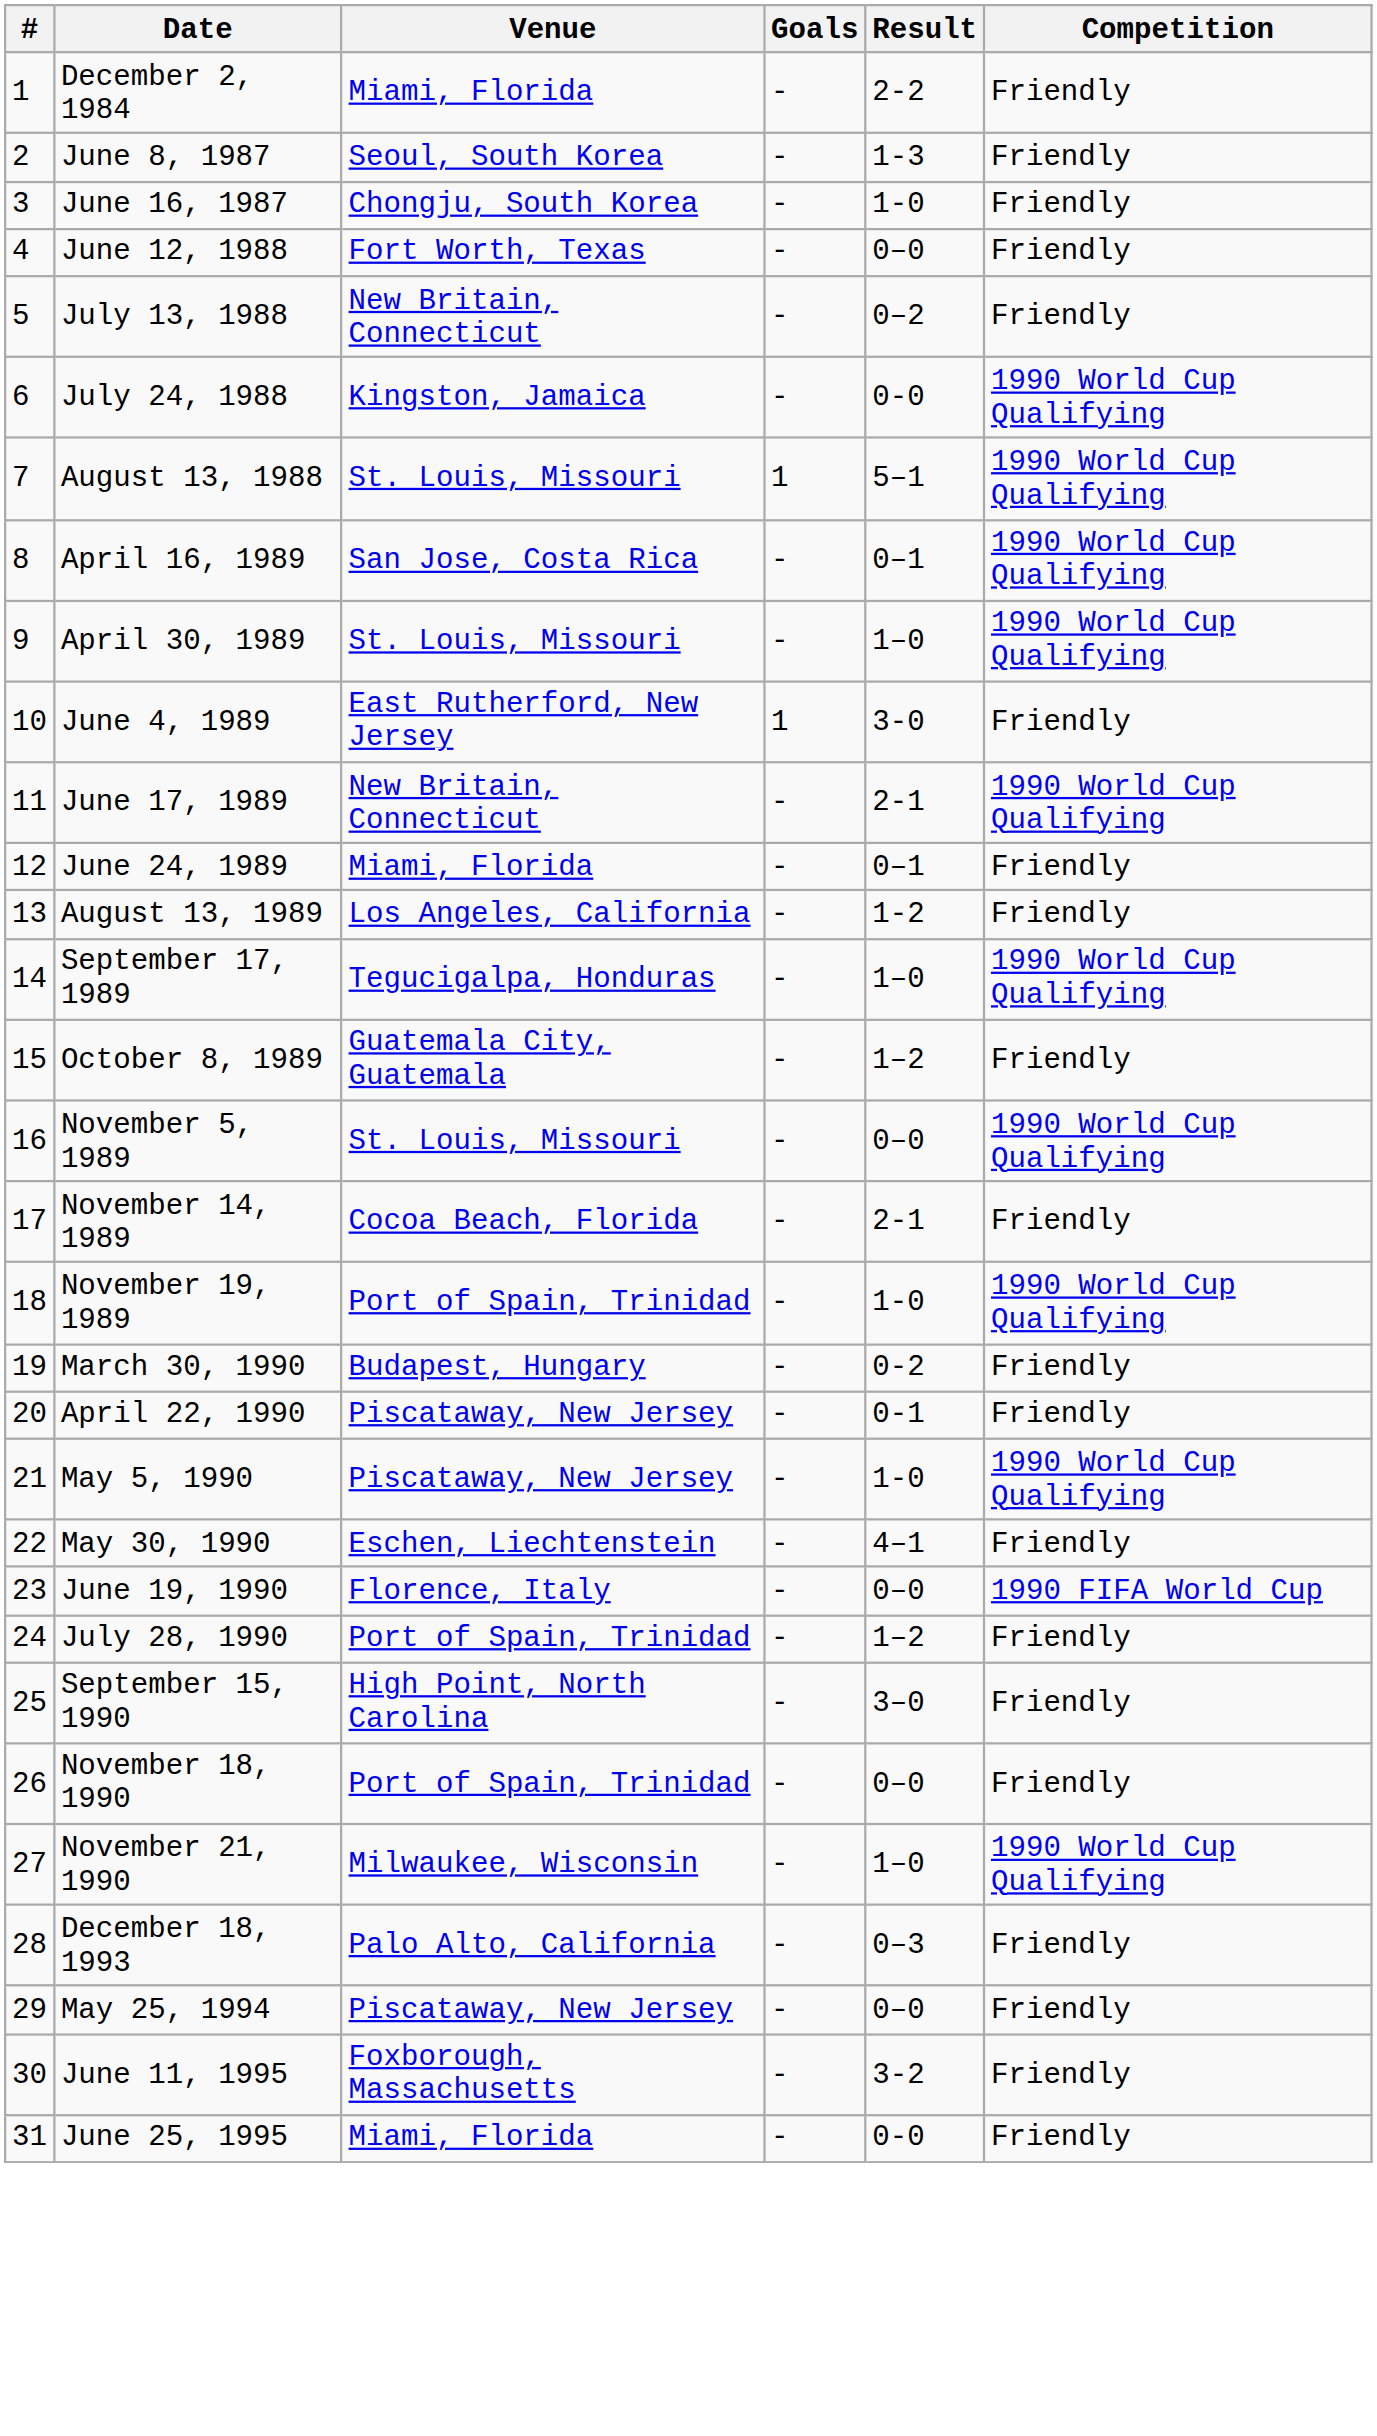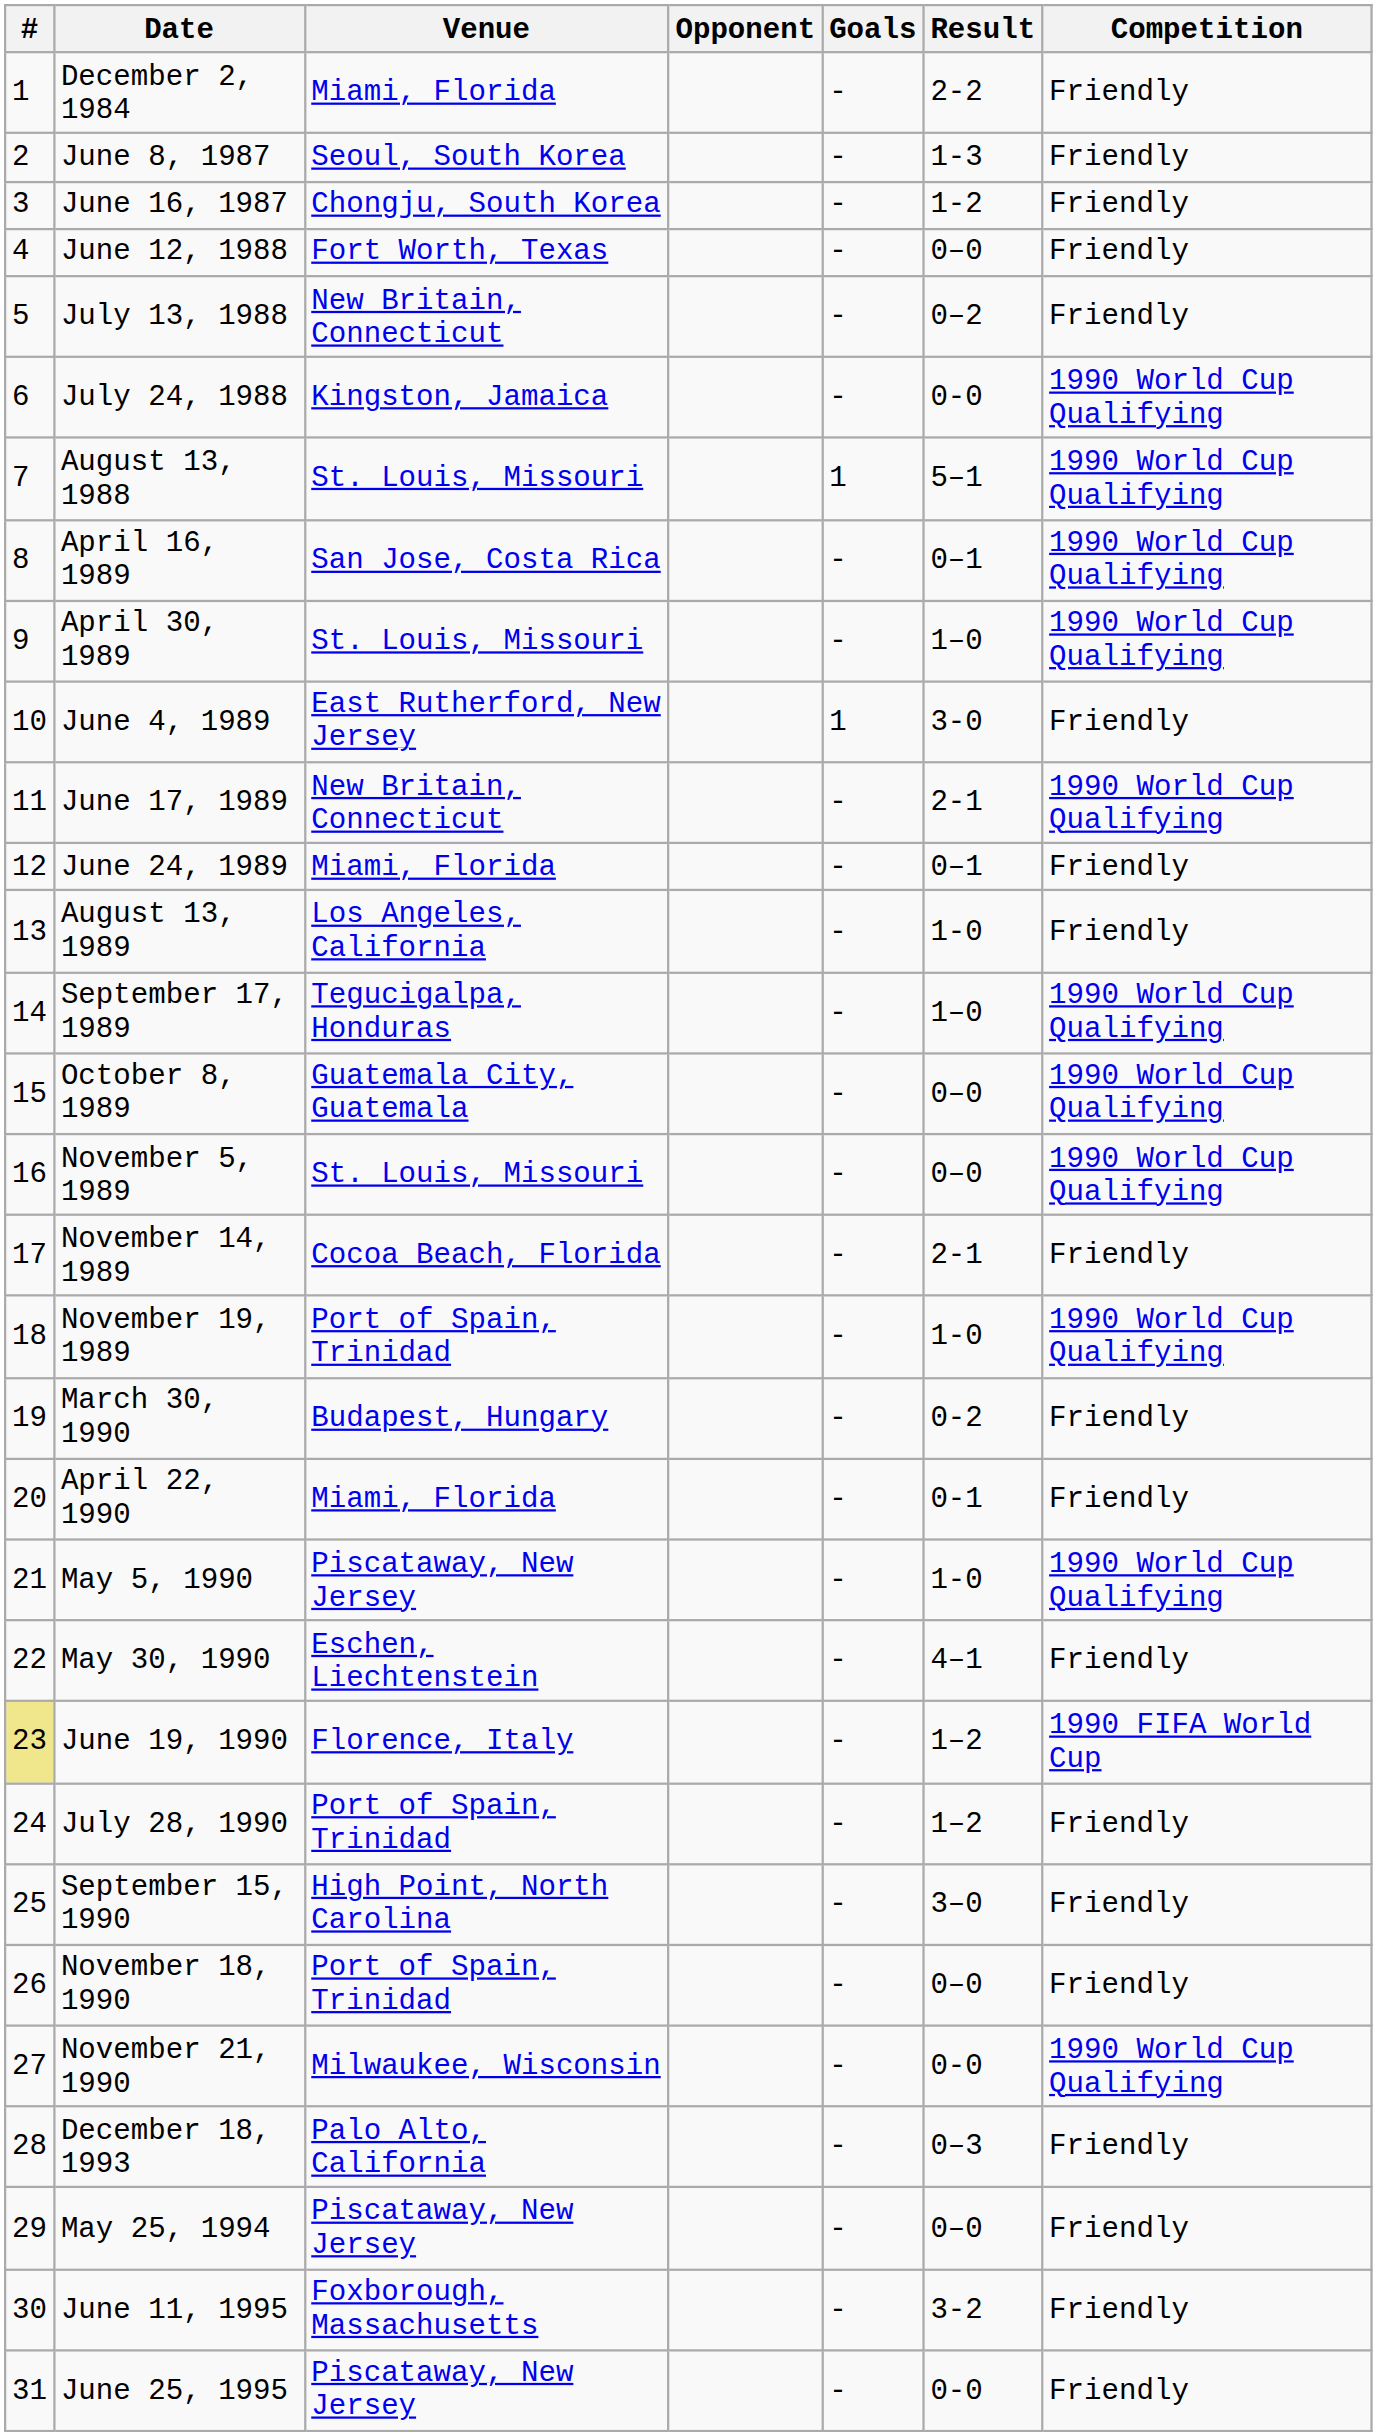+ column: (745, 29)
(898, 205) 1-0 -> (957, 205) 1-2
(898, 915) 1-2 -> (957, 931) 1-0
(898, 1060) 1–2 -> (957, 1094) 0–0
(1061, 1060) Friendly -> (1171, 1094) 1990 World Cup Qualifying
(541, 1415) Piscataway, New Jersey -> (434, 1499) Miami, Florida
(30, 1591) no background -> (30, 1742) khaki background
(898, 1591) 0–0 -> (957, 1742) 1–2
(898, 1865) 1–0 -> (957, 2066) 0-0
(471, 2139) Miami, Florida -> (442, 2391) Piscataway, New Jersey
